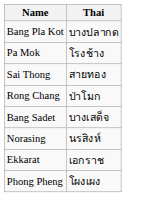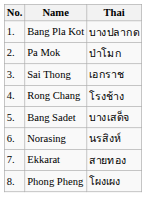+ column: (15, 12)
(86, 53) โรงช้าง -> (105, 53) ป่าโมก
(87, 74) สายทอง -> (107, 74) เอกราช
(85, 96) ป่าโมก -> (107, 96) โรงช้าง
(86, 160) เอกราช -> (108, 160) สายทอง
